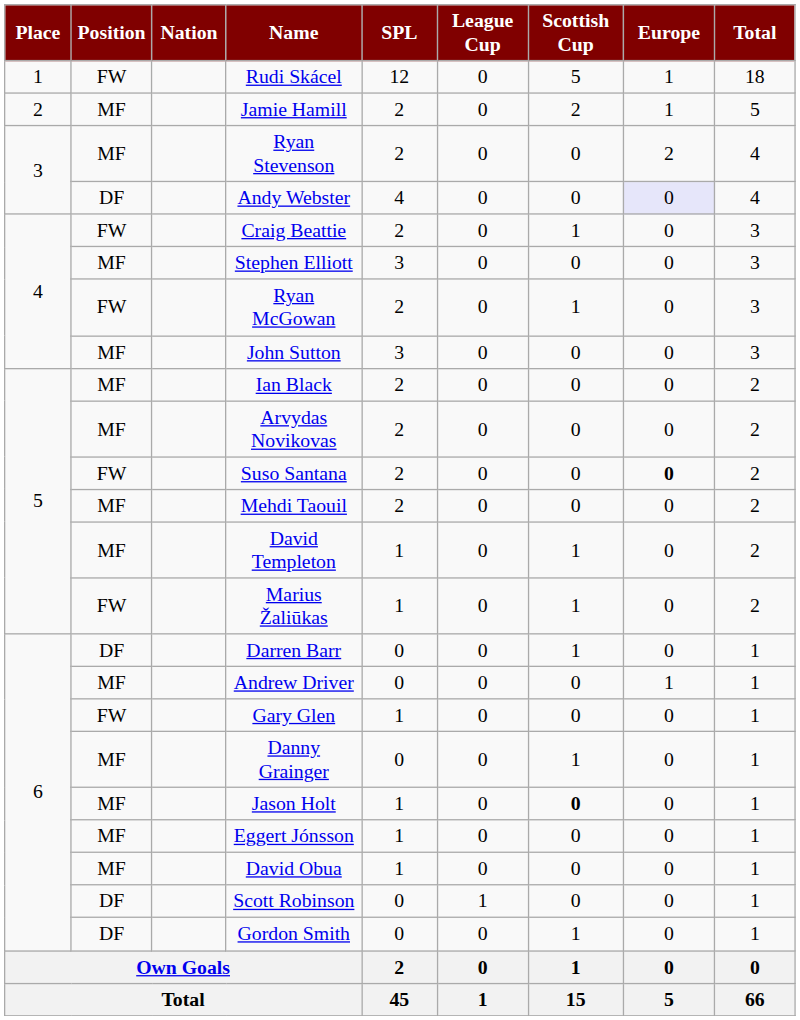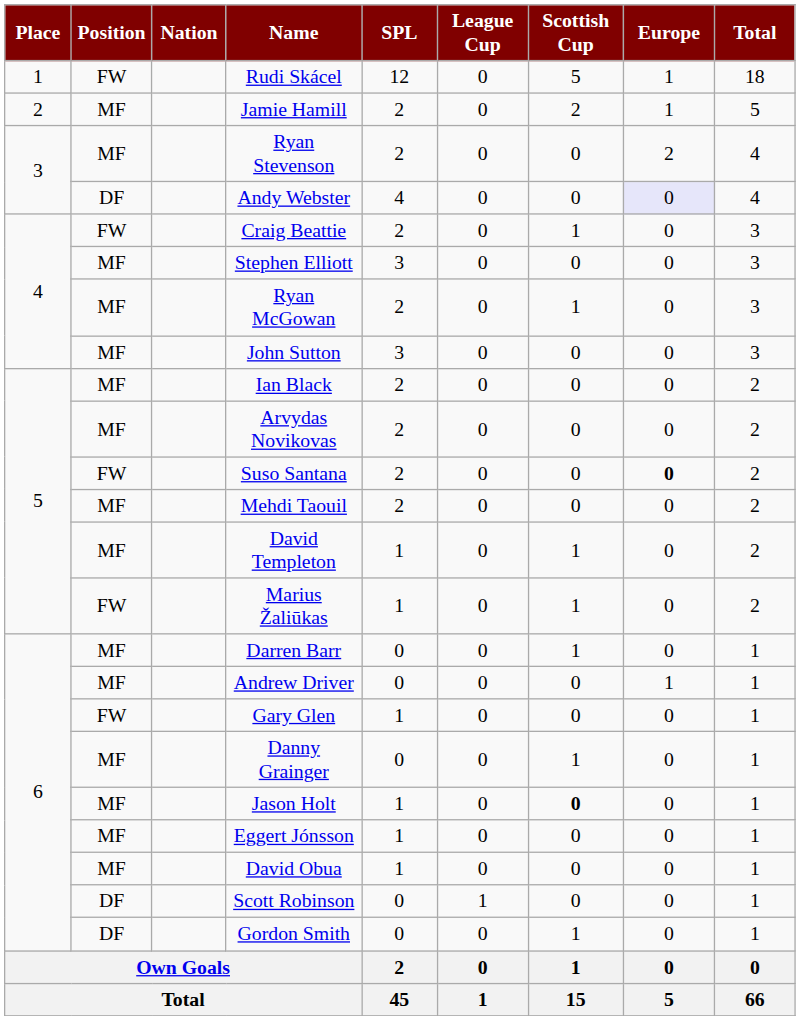(112, 307) FW -> (112, 307) MF
(112, 650) DF -> (112, 650) MF
